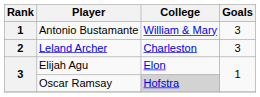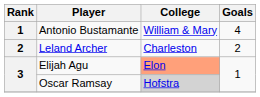(238, 30) 3 -> (238, 30) 4
(238, 48) 3 -> (238, 48) 2
(155, 65) no background -> (155, 65) lightsalmon background
